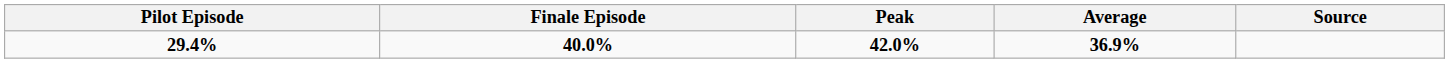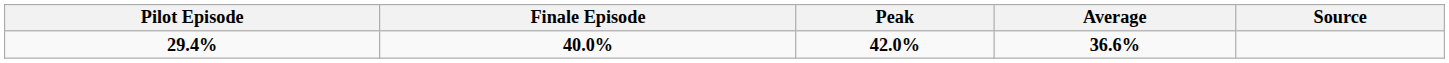(1115, 44) 36.9% -> (1115, 44) 36.6%
